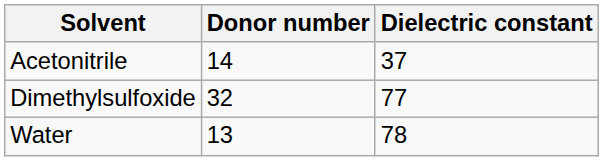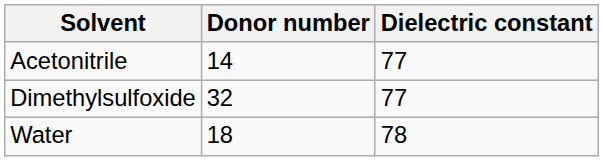(394, 60) 37 -> (394, 60) 77
(220, 135) 13 -> (220, 135) 18
